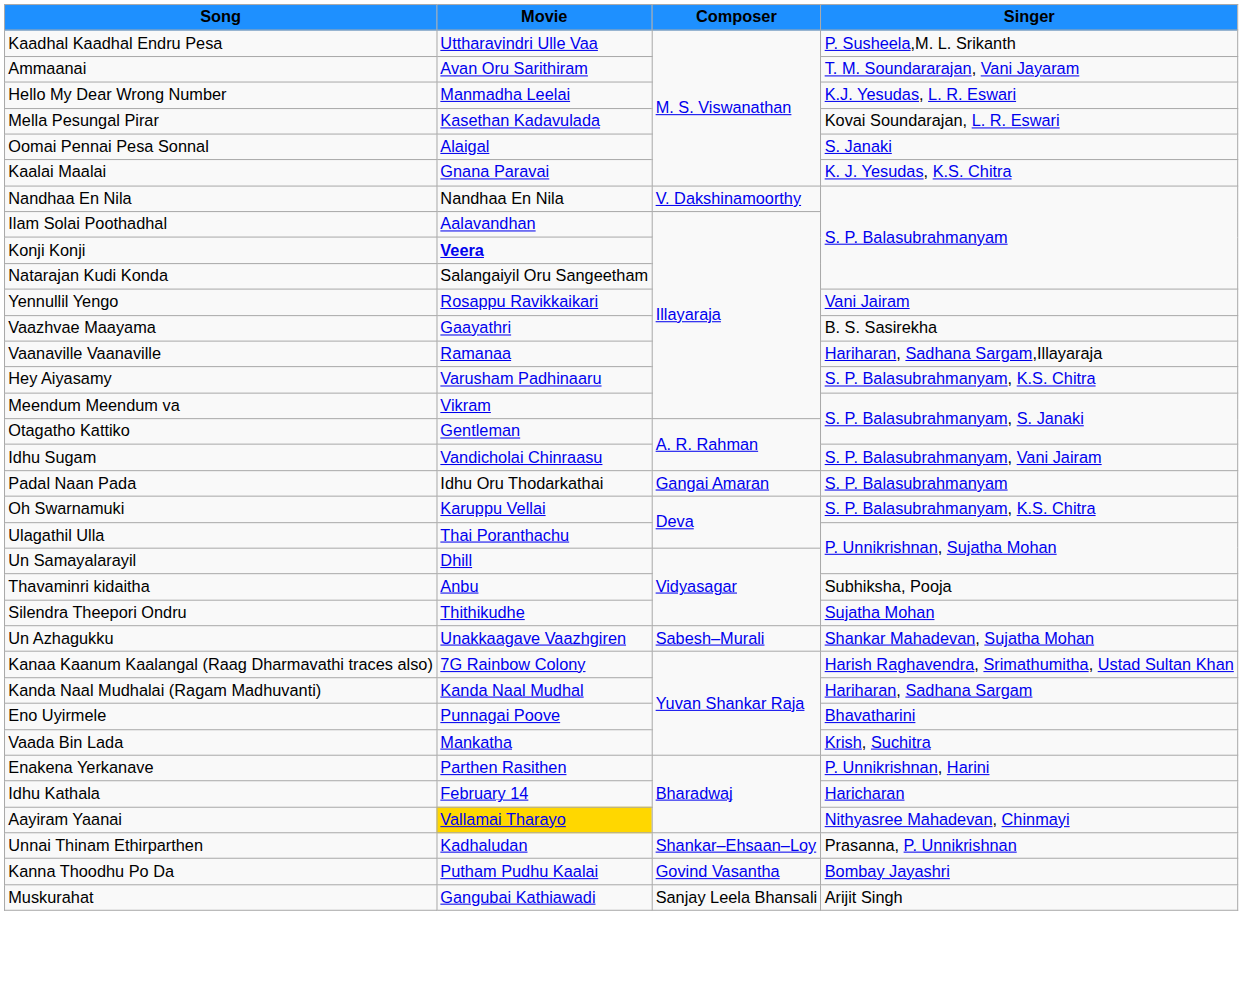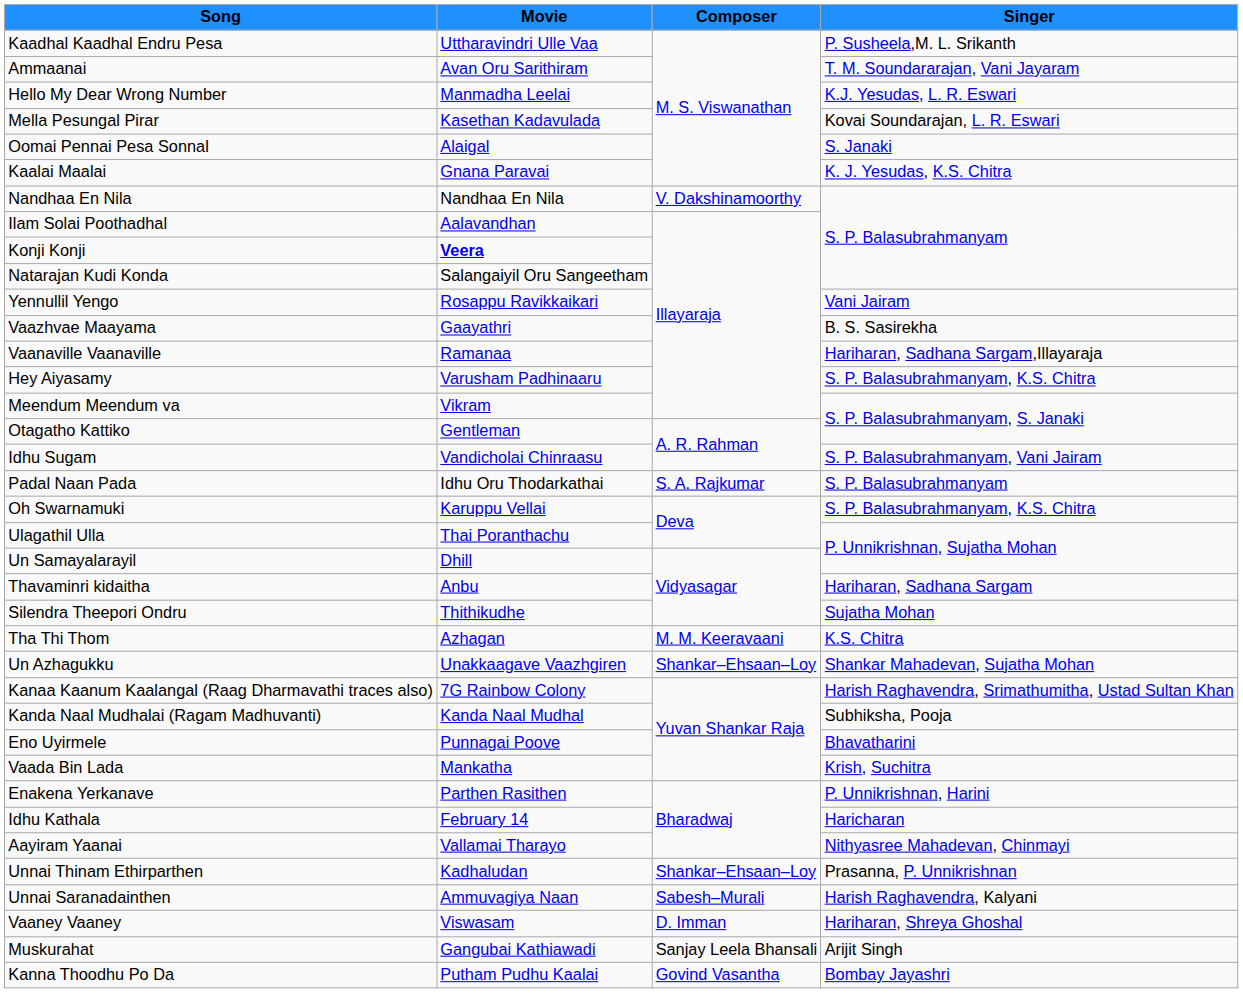(712, 483) Gangai Amaran -> (710, 483) S. A. Rajkumar
(888, 586) Subhiksha, Pooja -> (929, 586) Hariharan, Sadhana Sargam
+ row: (59, 638)
(710, 638) Sabesh–Murali -> (736, 664) Shankar–Ehsaan–Loy
(929, 690) Hariharan, Sadhana Sargam -> (888, 716) Subhiksha, Pooja
(503, 819) gold background -> (503, 845) no background
+ row: (89, 897)
+ row: (65, 923)
rows swapped: (91, 871) <-> (51, 897)
